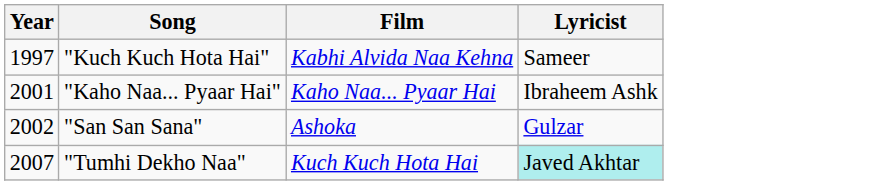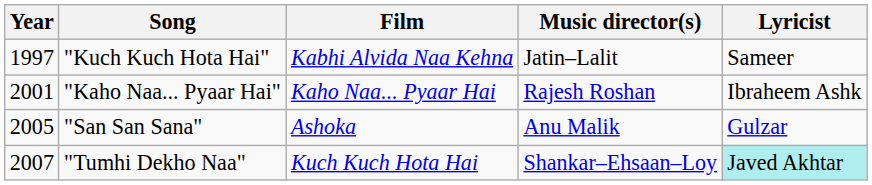+ column: (620, 22)
(32, 127) 2002 -> (32, 127) 2005
